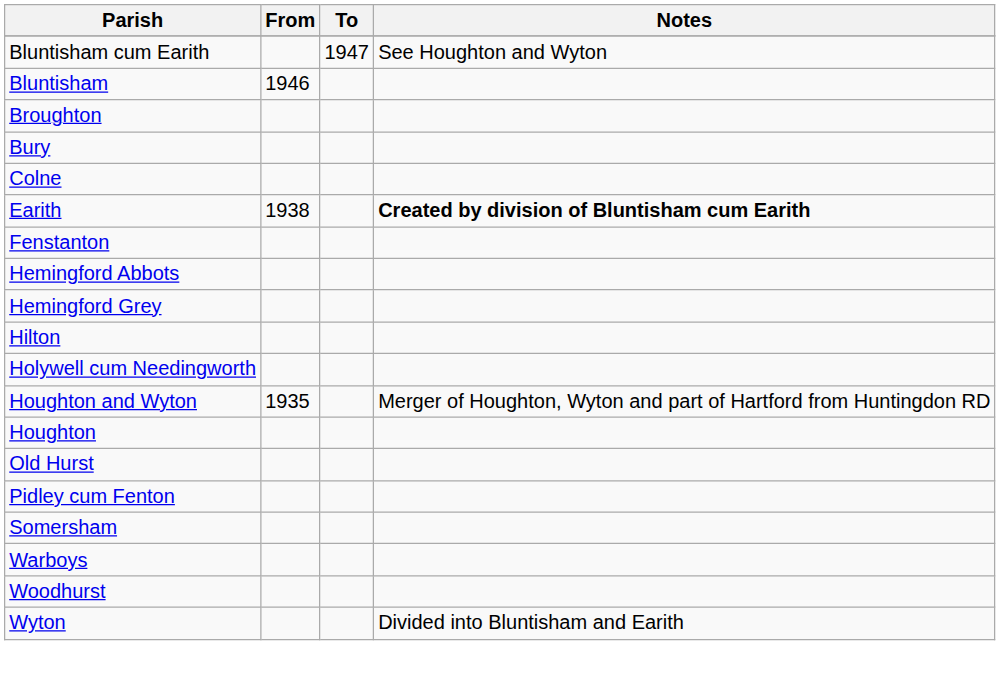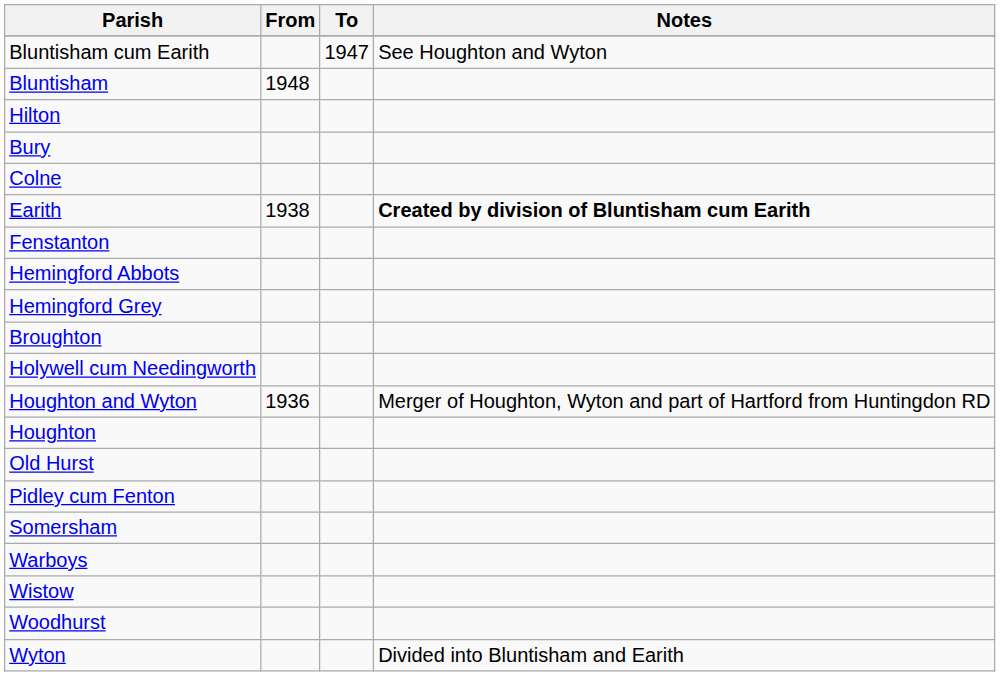(287, 83) 1946 -> (287, 83) 1948
rows swapped: (55, 115) <-> (35, 337)
(287, 400) 1935 -> (287, 400) 1936
+ row: (41, 591)
